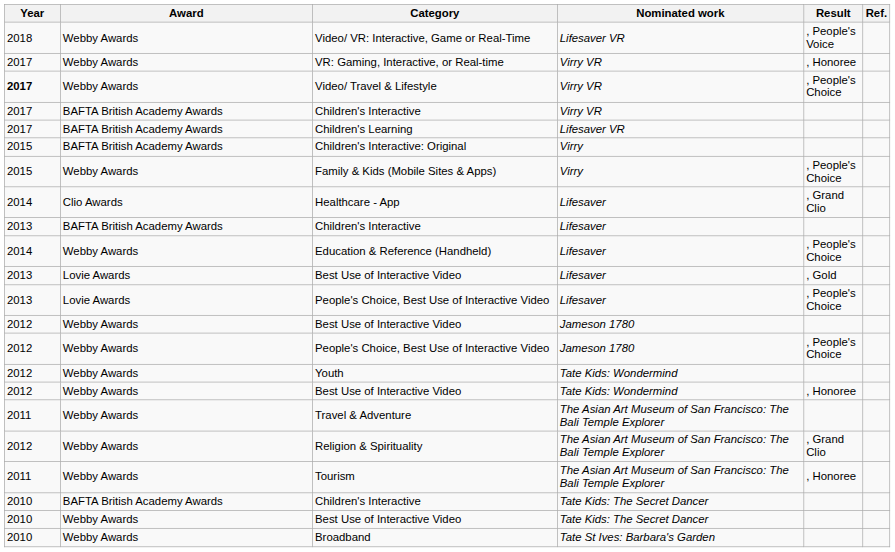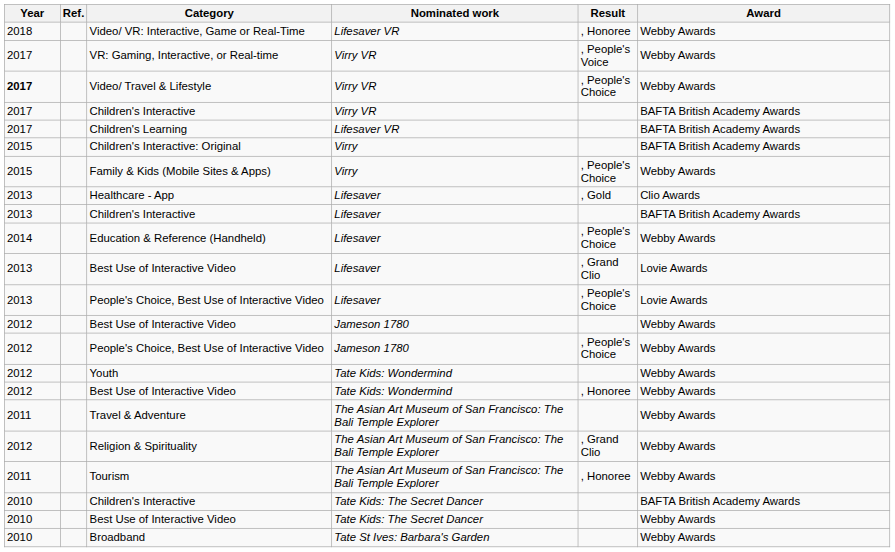columns swapped: (186, 13) <-> (876, 13)
(831, 37) , People's Voice -> (606, 31) , Honoree
(831, 62) , Honoree -> (605, 55) , People's Voice
(20, 202) 2014 -> (20, 195) 2013
(825, 202) , Grand Clio -> (596, 195) , Gold
(821, 275) , Gold -> (600, 269) , Grand Clio
